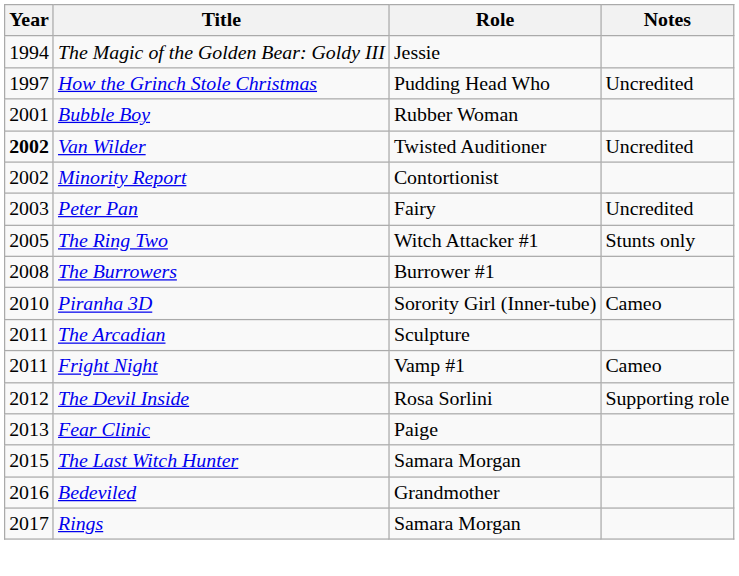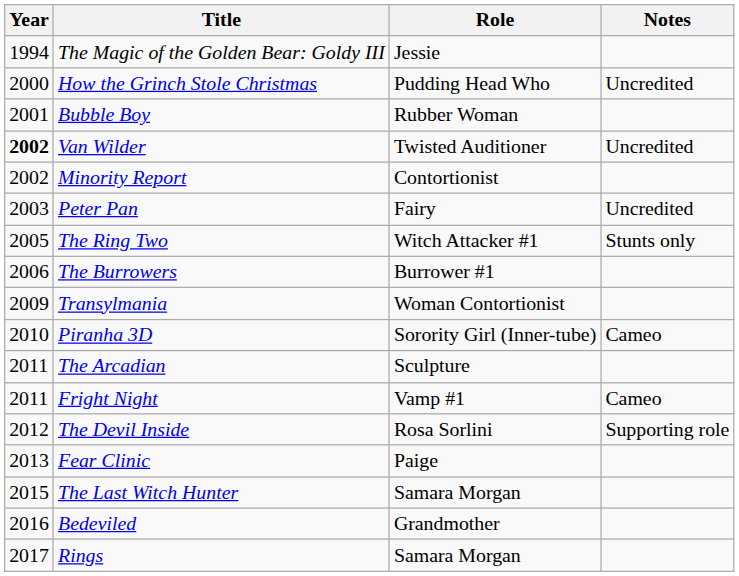(29, 83) 1997 -> (29, 83) 2000
(29, 271) 2008 -> (29, 271) 2006
+ row: (113, 303)
